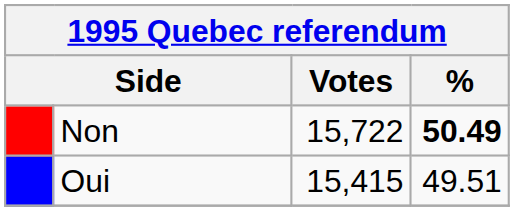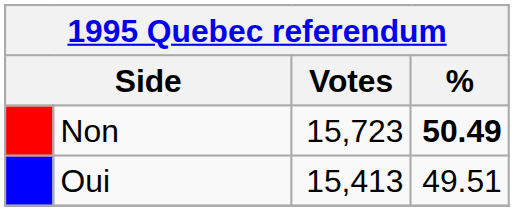(355, 131) 15,722 -> (355, 131) 15,723
(355, 181) 15,415 -> (355, 181) 15,413
